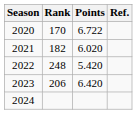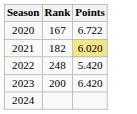- column: (120, 13)
(57, 30) 170 -> (57, 30) 167
(90, 48) no background -> (90, 48) khaki background
(57, 83) 206 -> (57, 83) 200
